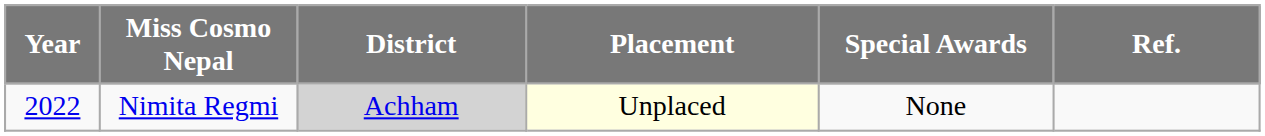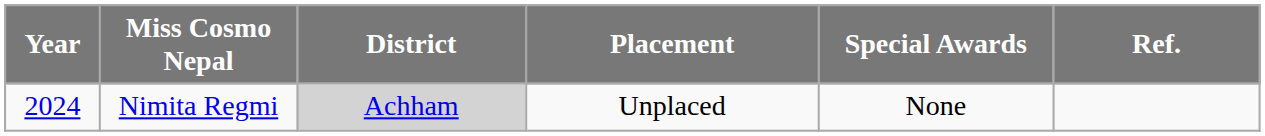(52, 106) 2022 -> (52, 106) 2024
(672, 106) lightyellow background -> (672, 106) no background
